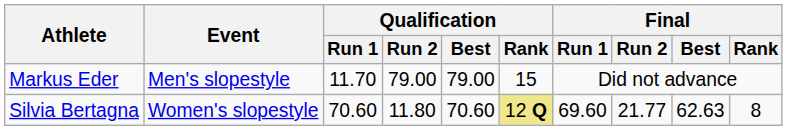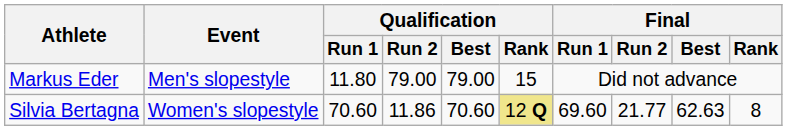(353, 80) 11.70 -> (353, 80) 11.80
(412, 110) 11.80 -> (412, 110) 11.86
